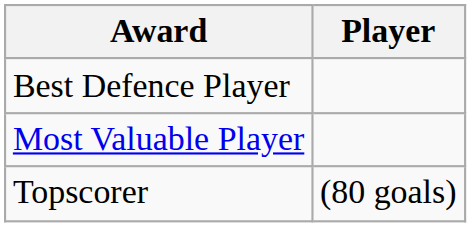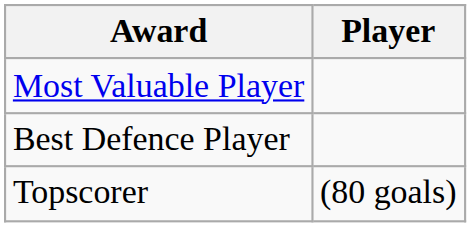rows swapped: (159, 138) <-> (151, 85)
